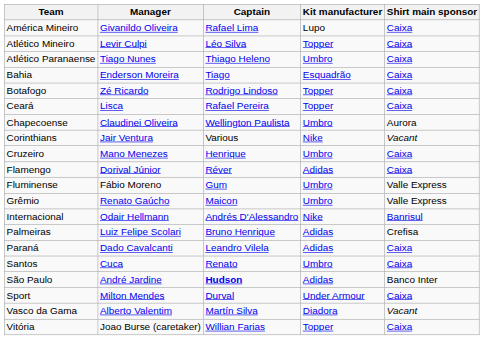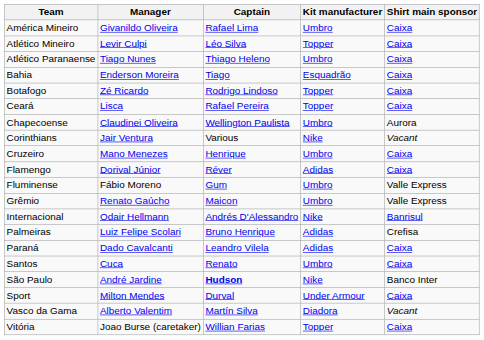(314, 28) Lupo -> (318, 28) Umbro
(318, 279) Adidas -> (313, 279) Nike
